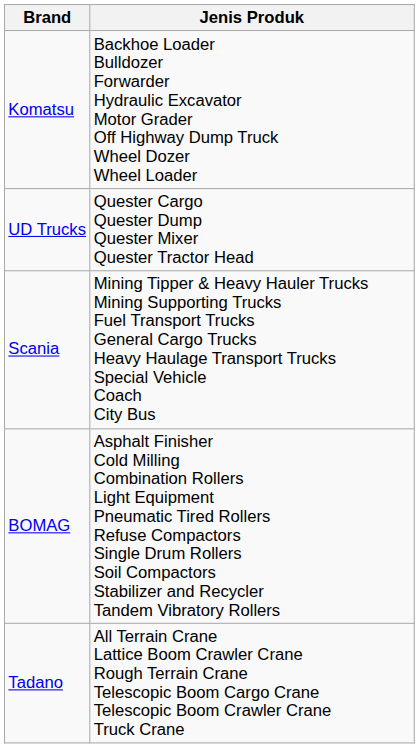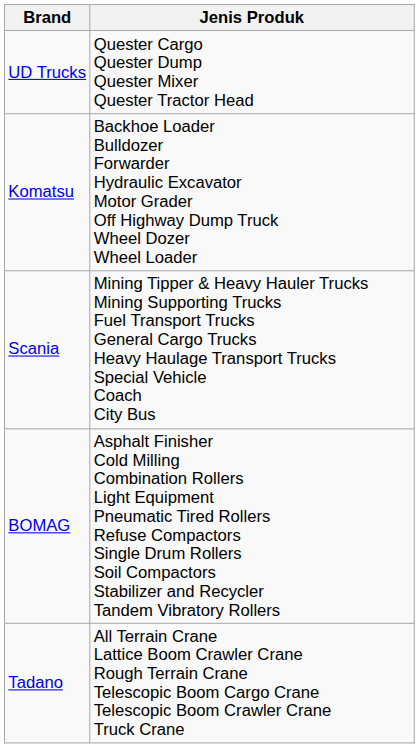rows swapped: (41, 109) <-> (47, 229)
